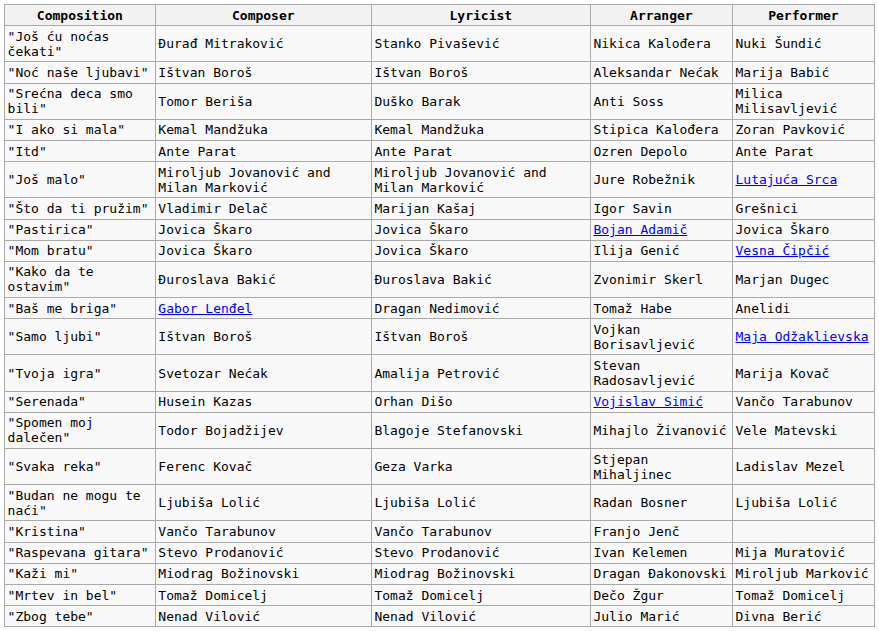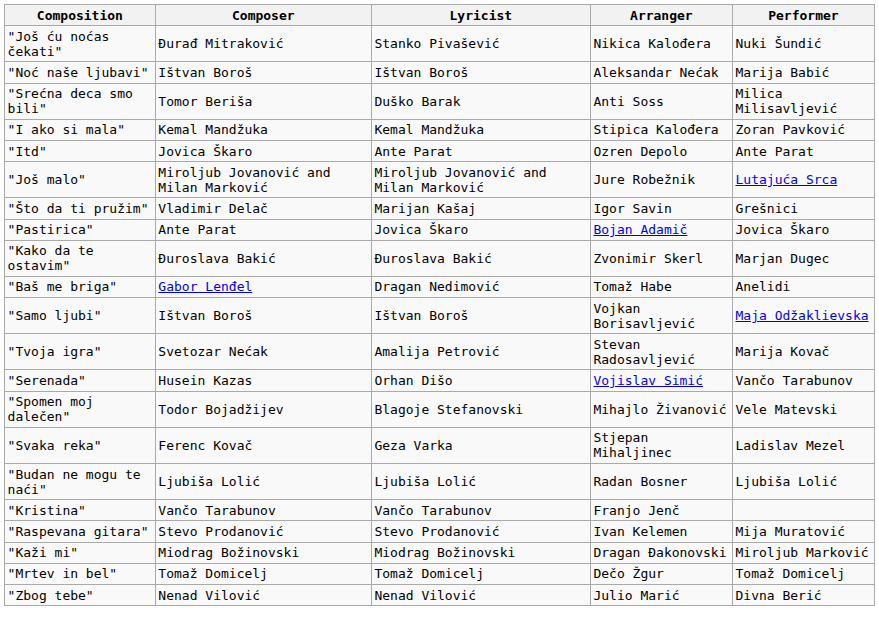(198, 151) Ante Parat -> (205, 151) Jovica Škaro
(205, 230) Jovica Škaro -> (198, 230) Ante Parat
- row: (51, 251)
